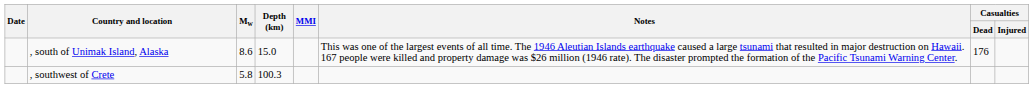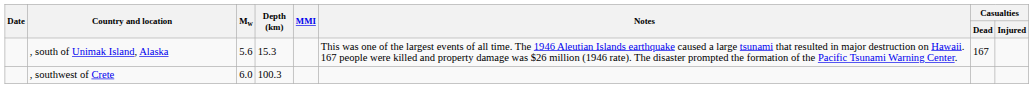(246, 52) 8.6 -> (246, 52) 5.6
(267, 52) 15.0 -> (267, 52) 15.3
(981, 52) 176 -> (981, 52) 167
(246, 74) 5.8 -> (246, 74) 6.0
